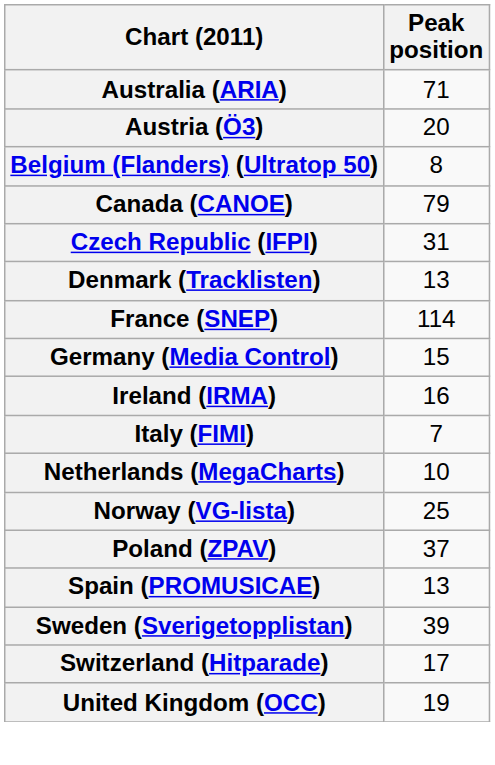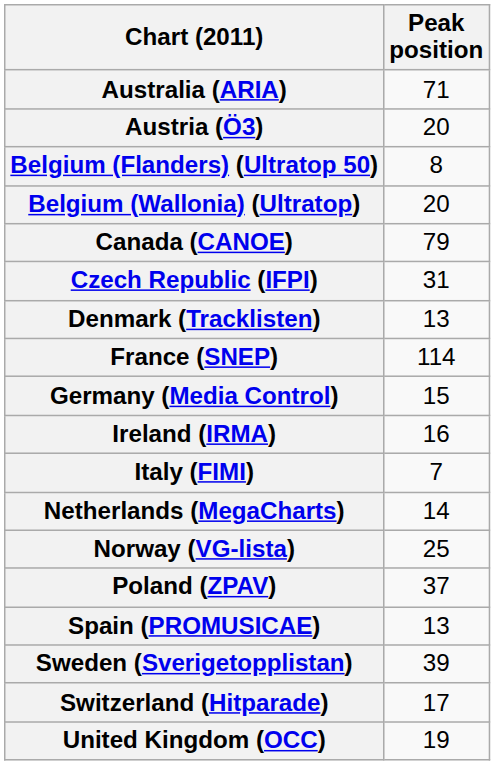+ row: (194, 204)
(436, 472) 10 -> (436, 510) 14
